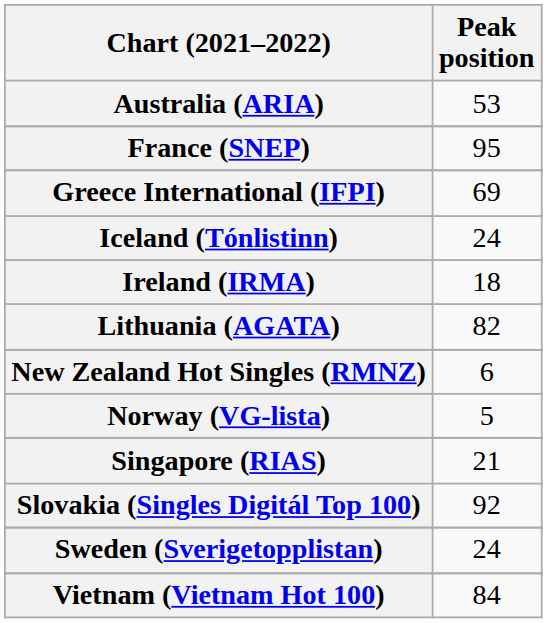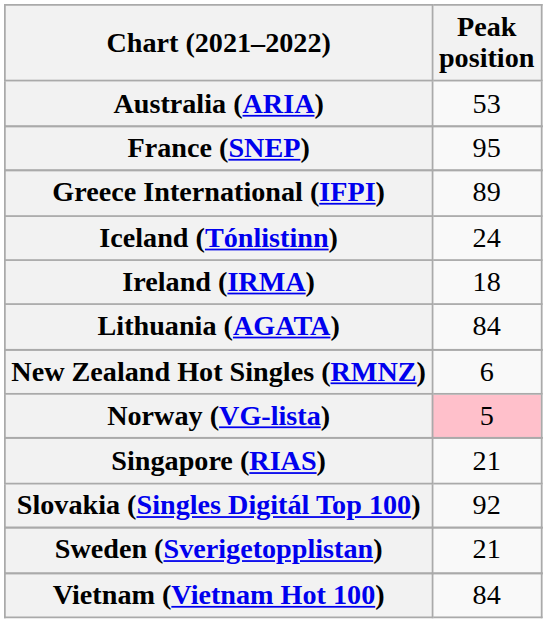(487, 192) 69 -> (487, 192) 89
(487, 326) 82 -> (487, 326) 84
(487, 415) no background -> (487, 415) pink background
(487, 549) 24 -> (487, 549) 21
